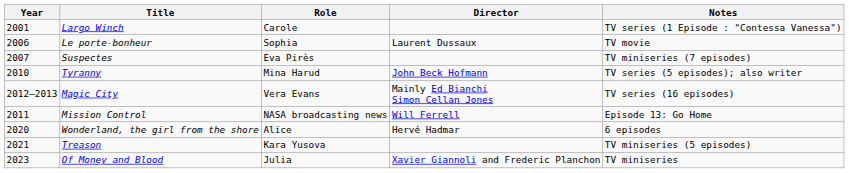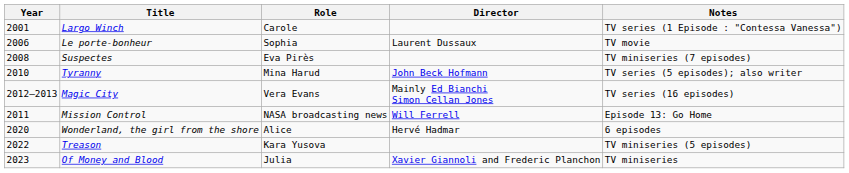(18, 58) 2007 -> (18, 58) 2008
(18, 145) 2021 -> (18, 145) 2022
